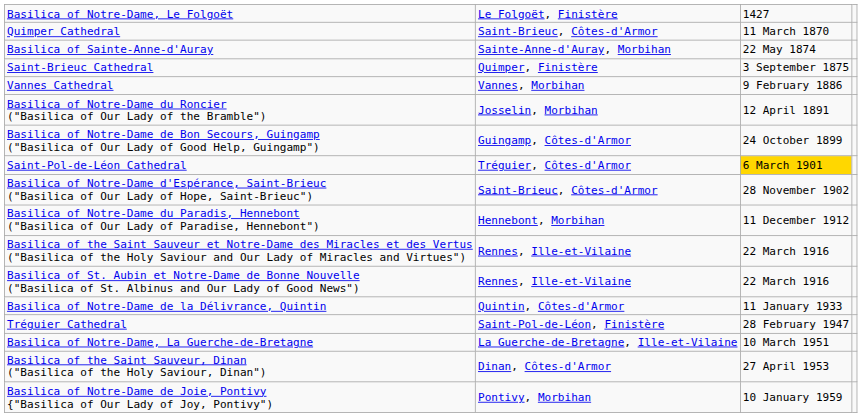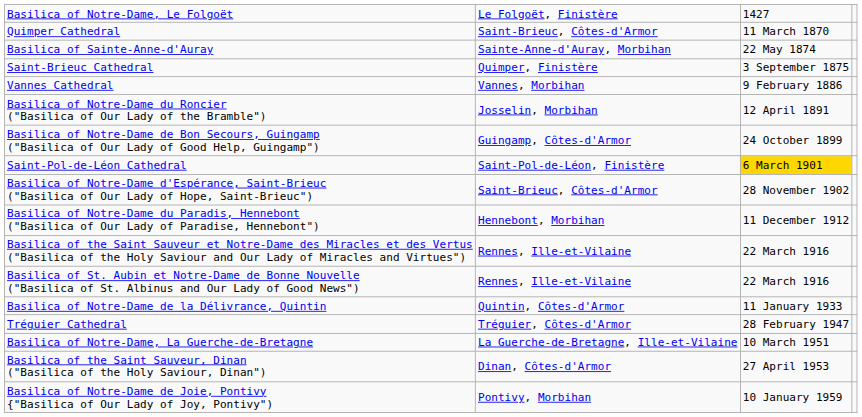(555, 165) Tréguier, Côtes-d'Armor -> (571, 165) Saint-Pol-de-Léon, Finistère
(571, 324) Saint-Pol-de-Léon, Finistère -> (555, 324) Tréguier, Côtes-d'Armor
